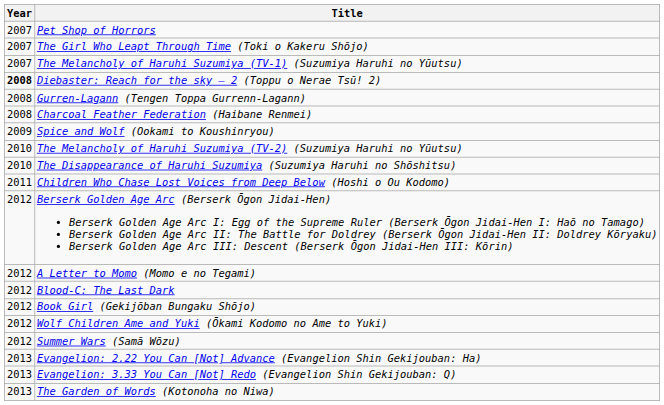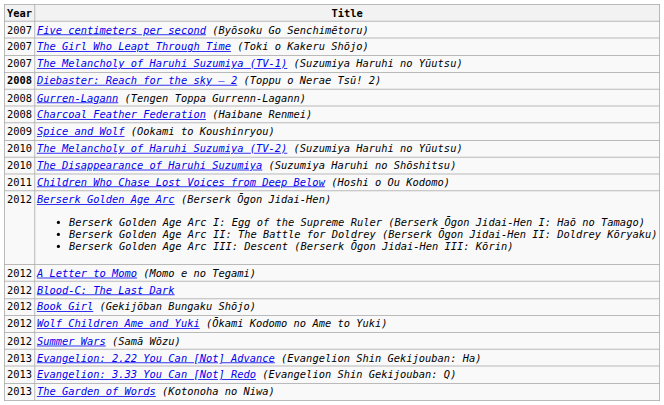- row: (96, 30)
+ row: (203, 30)
